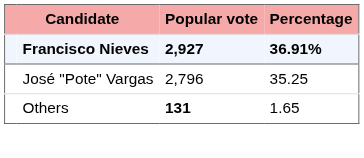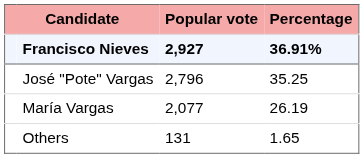+ row: (68, 108)
(178, 108) bold -> (178, 138) normal
